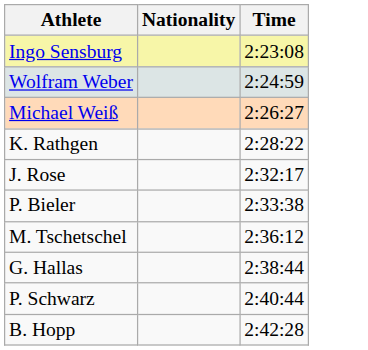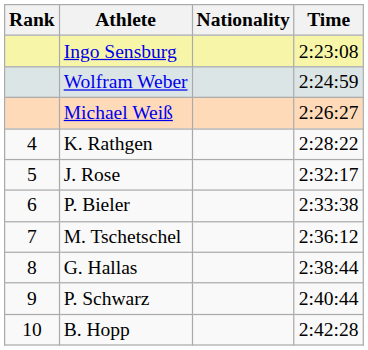+ column: (32, 19)
